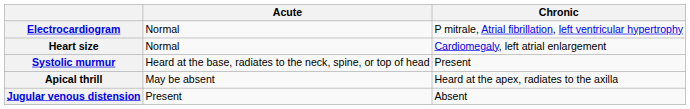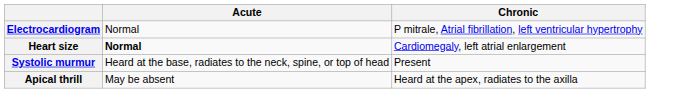(162, 46) normal -> (123, 46) bold
- row: (74, 96)
